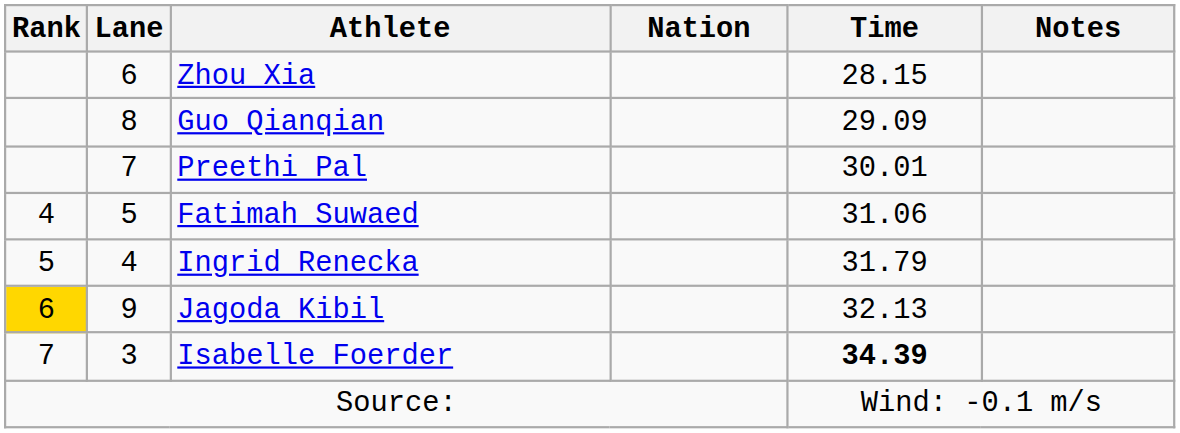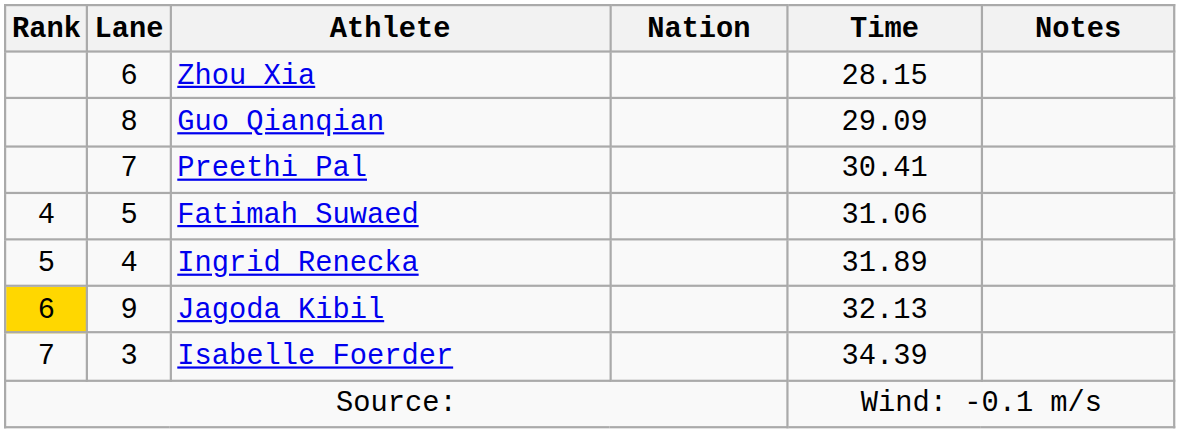(885, 169) 30.01 -> (885, 169) 30.41
(885, 263) 31.79 -> (885, 263) 31.89
(885, 356) bold -> (885, 356) normal
